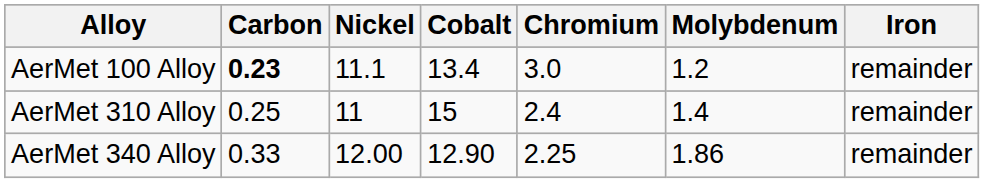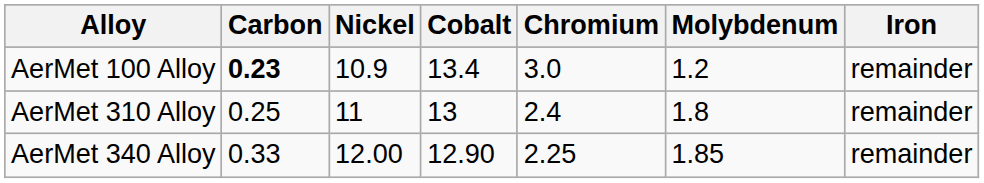(360, 68) 11.1 -> (361, 68) 10.9
(442, 111) 15 -> (442, 111) 13
(690, 111) 1.4 -> (690, 111) 1.8
(698, 154) 1.86 -> (698, 154) 1.85
